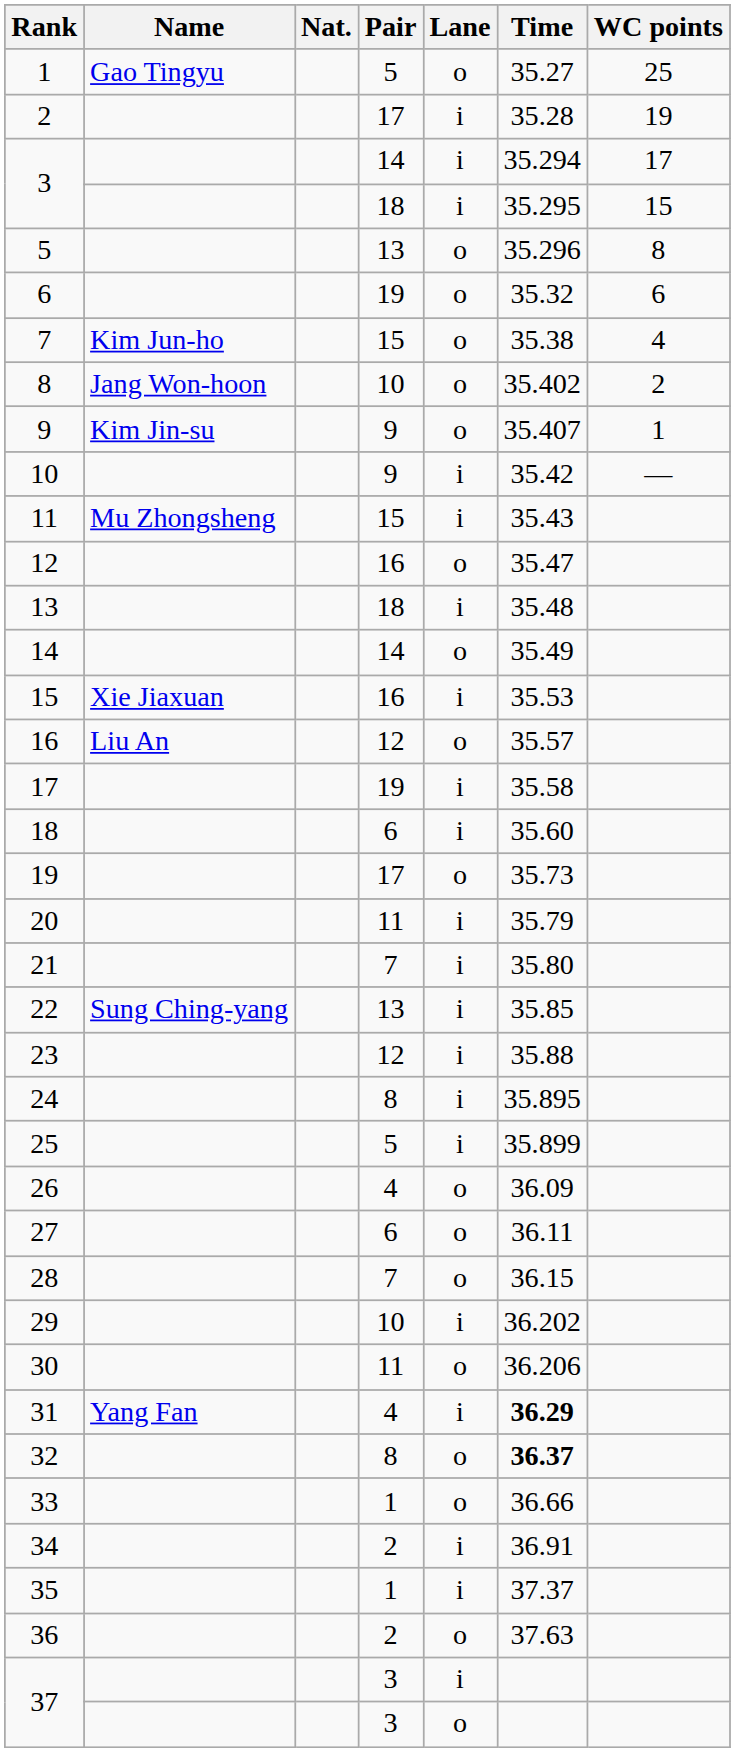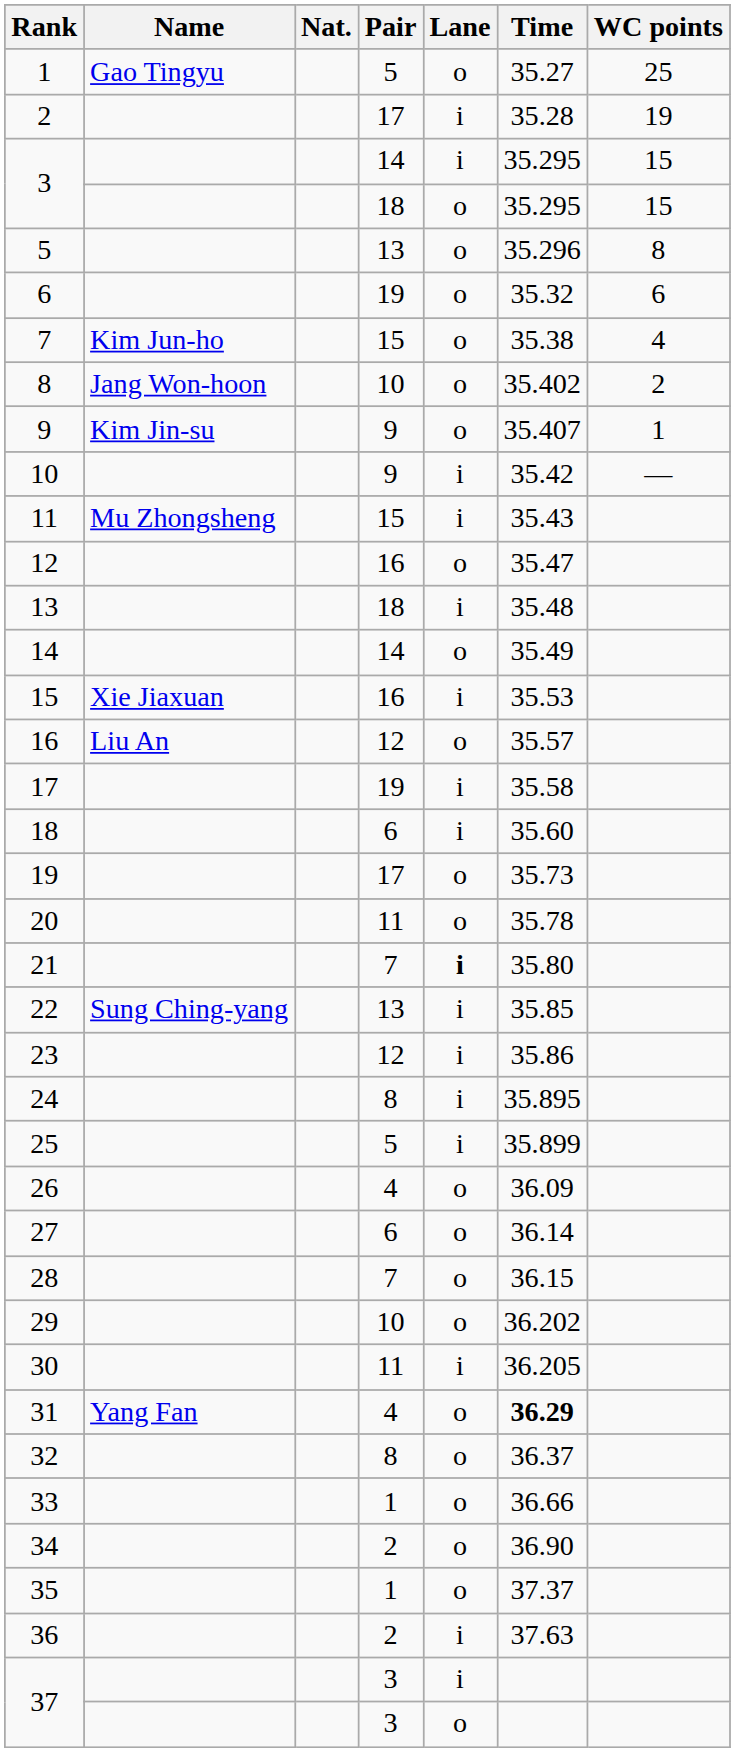(542, 160) 35.294 -> (542, 160) 35.295
(658, 160) 17 -> (658, 160) 15
(460, 205) i -> (460, 205) o
(460, 920) i -> (460, 920) o
(542, 920) 35.79 -> (542, 920) 35.78
(460, 964) normal -> (460, 964) bold
(542, 1054) 35.88 -> (542, 1054) 35.86
(542, 1232) 36.11 -> (542, 1232) 36.14
(460, 1321) i -> (460, 1321) o
(460, 1366) o -> (460, 1366) i
(542, 1366) 36.206 -> (542, 1366) 36.205
(460, 1411) i -> (460, 1411) o
(542, 1455) bold -> (542, 1455) normal
(460, 1545) i -> (460, 1545) o
(542, 1545) 36.91 -> (542, 1545) 36.90
(460, 1589) i -> (460, 1589) o
(460, 1634) o -> (460, 1634) i
